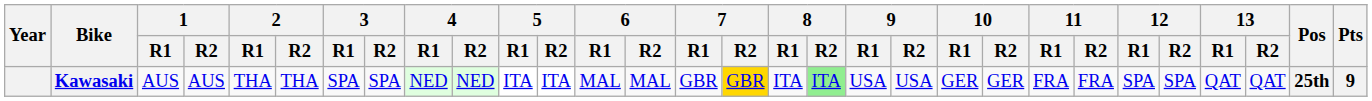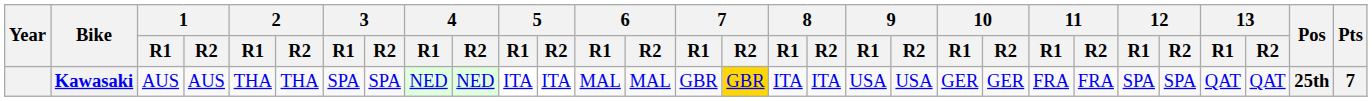(826, 81) lightgreen background -> (826, 81) no background
(1351, 81) 9 -> (1351, 81) 7
